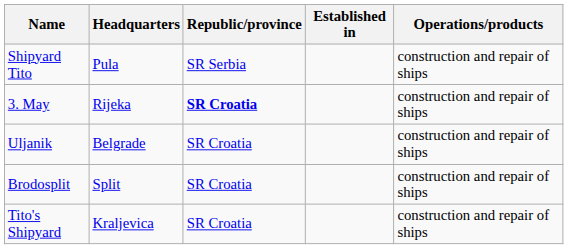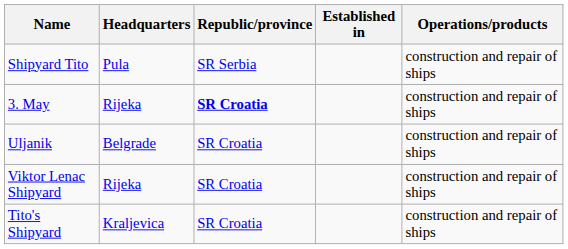+ row: (46, 184)
- row: (39, 184)
